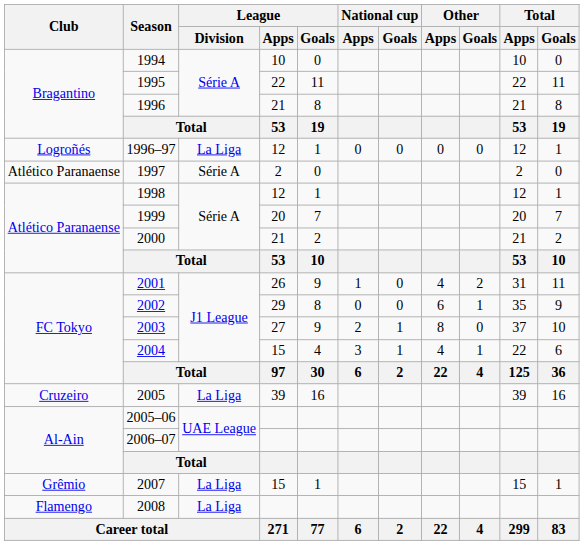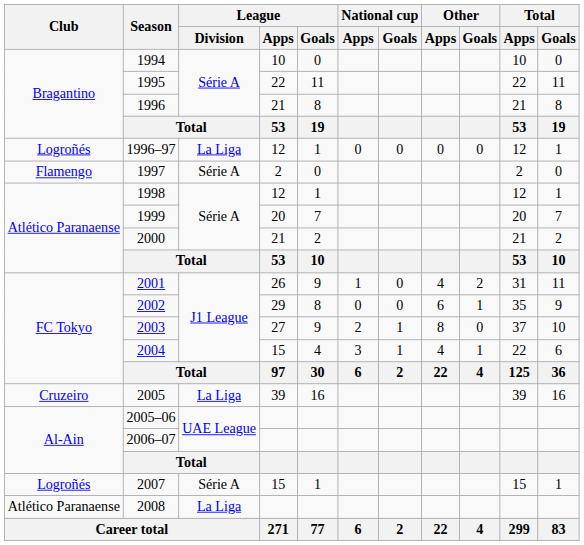(64, 171) Atlético Paranaense -> (64, 171) Flamengo
(64, 484) Grêmio -> (64, 484) Logroñés
(219, 484) La Liga -> (219, 484) Série A
(64, 506) Flamengo -> (64, 506) Atlético Paranaense
